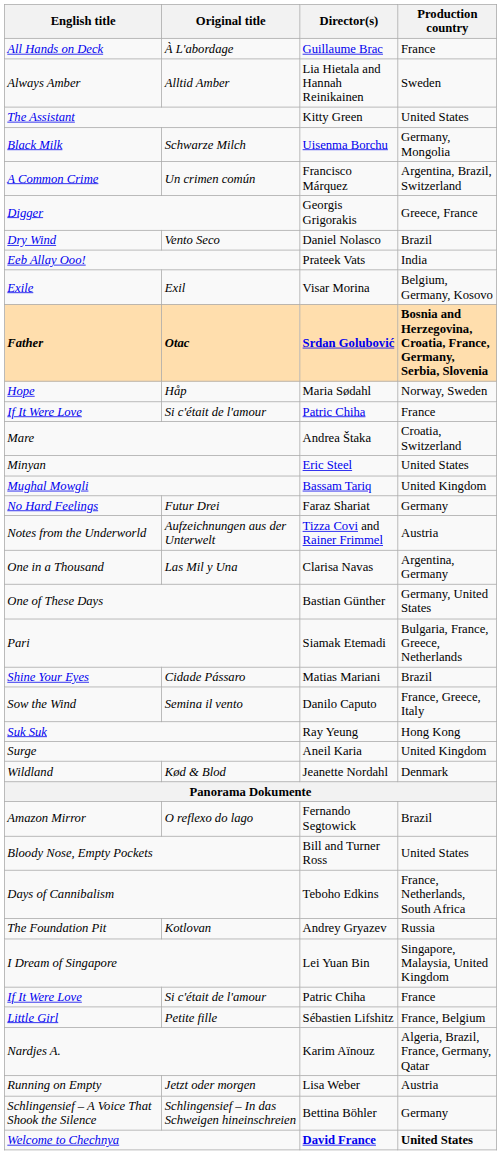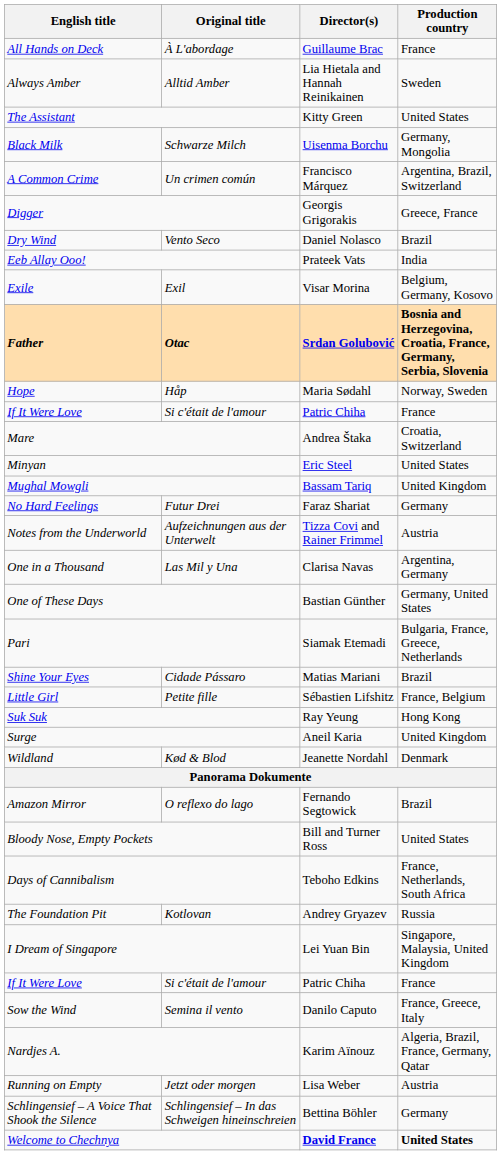rows swapped: (42, 704) <-> (33, 1017)
